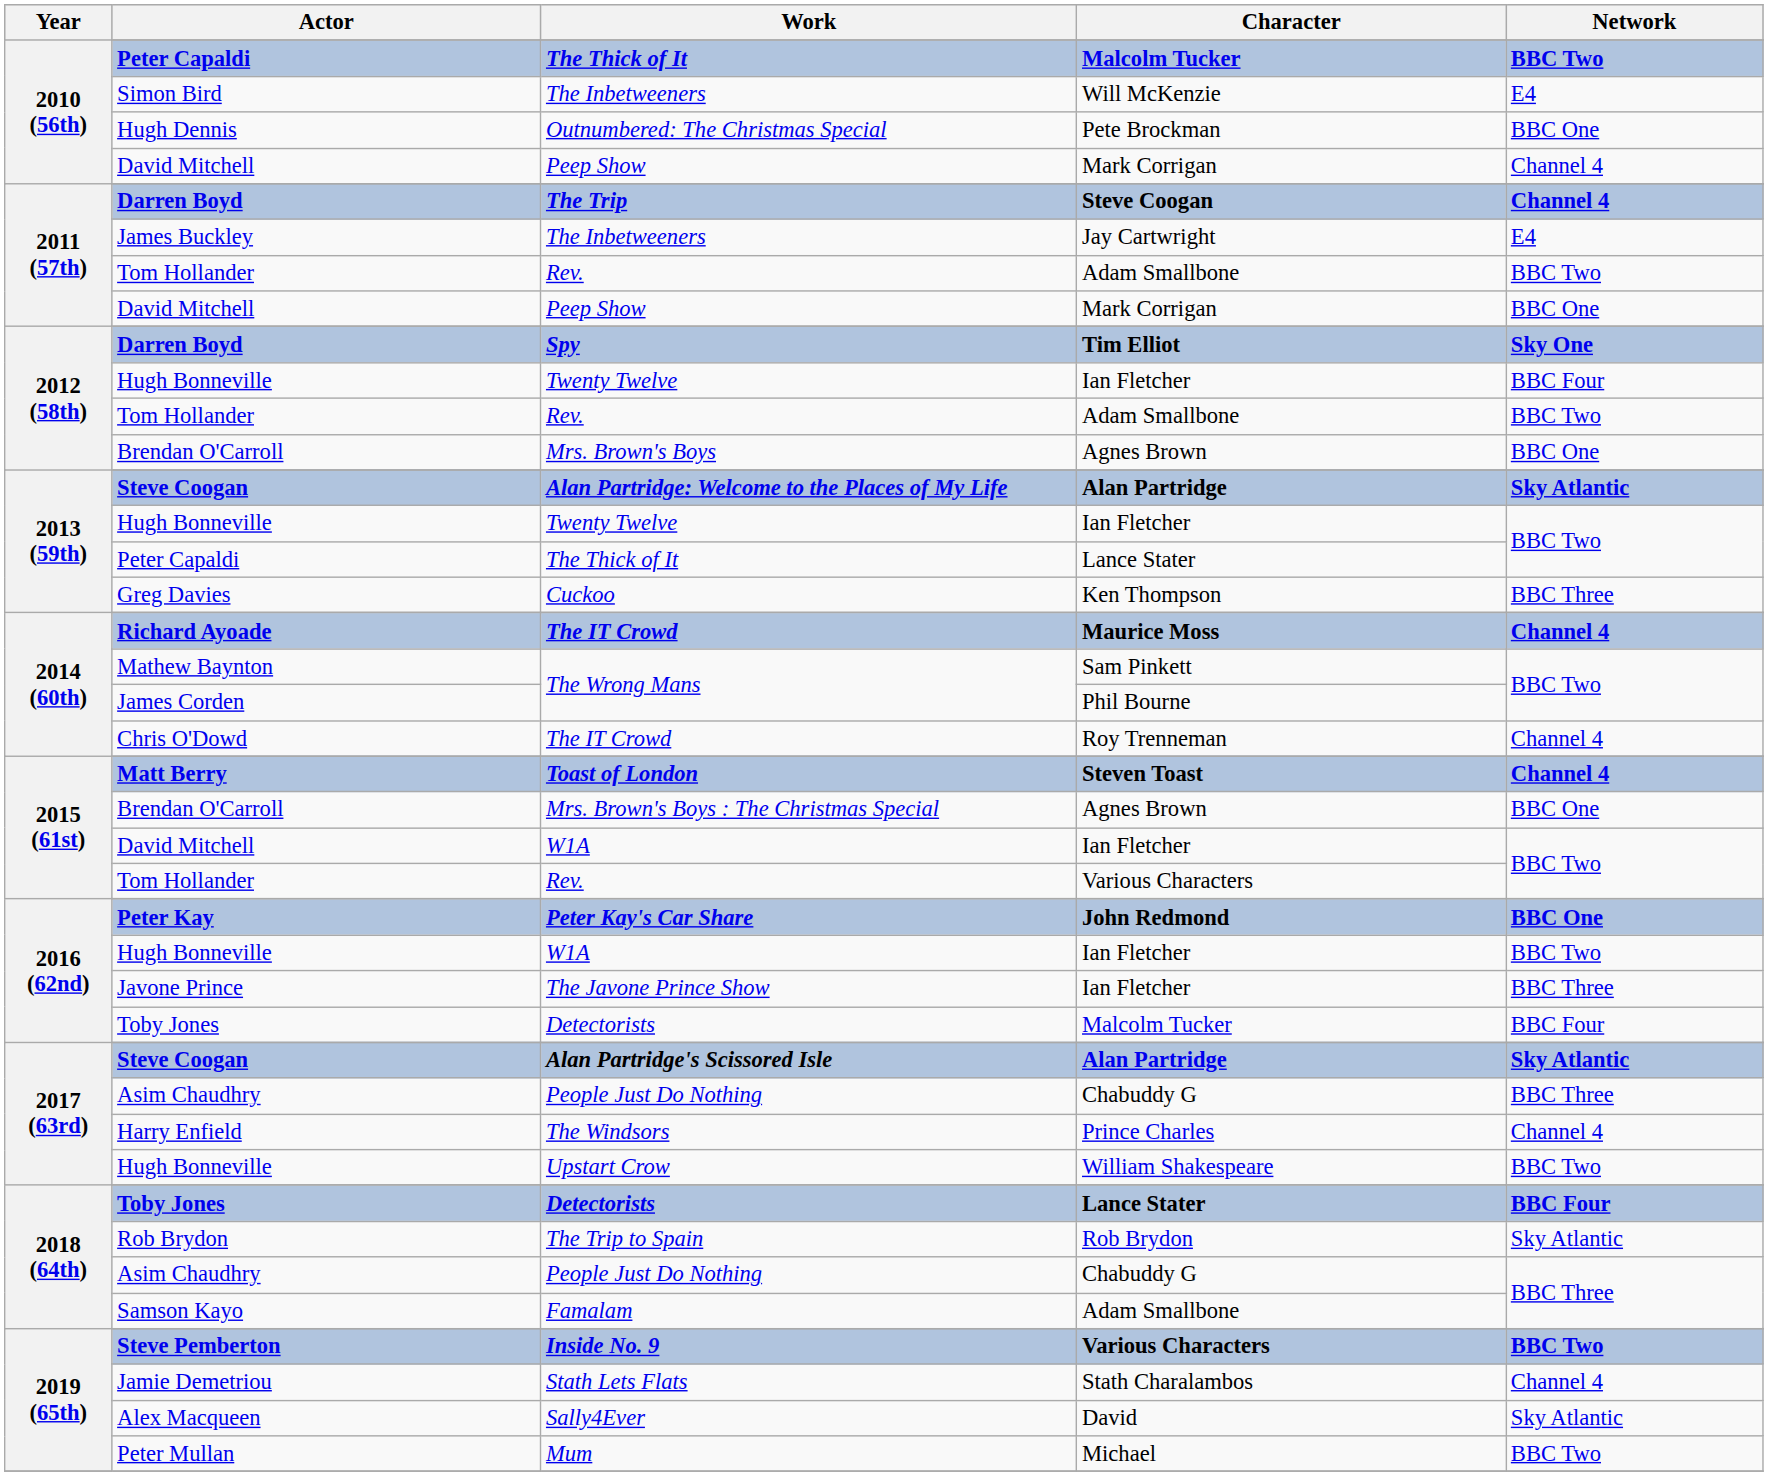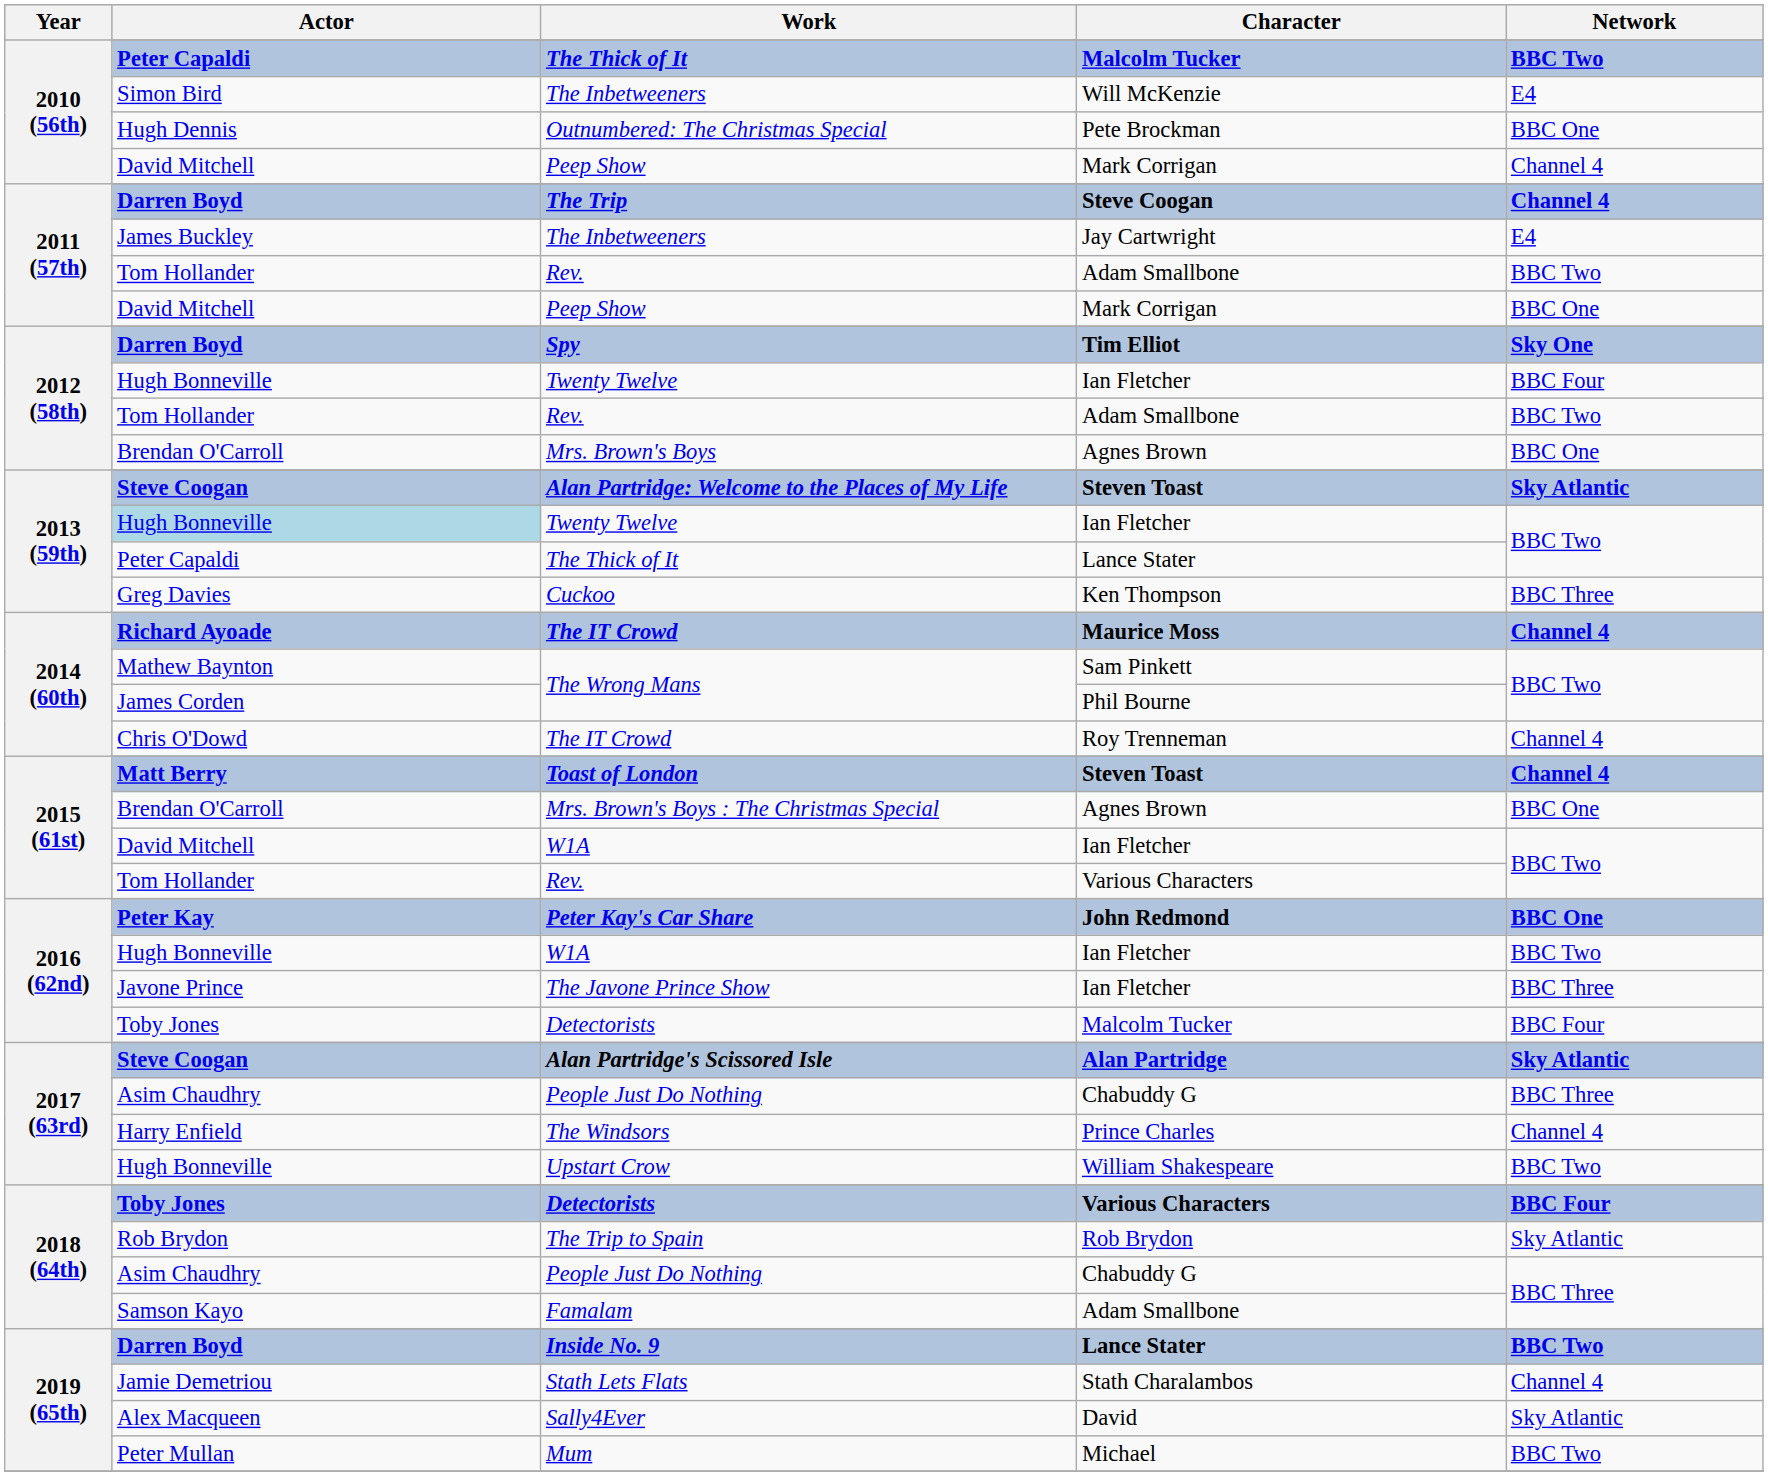(1154, 487) Alan Partridge -> (1142, 487) Steven Toast
(194, 523) no background -> (194, 523) lightblue background
(1144, 1203) Lance Stater -> (1176, 1203) Various Characters
(199, 1346) Steve Pemberton -> (180, 1346) Darren Boyd
(1176, 1346) Various Characters -> (1144, 1346) Lance Stater
